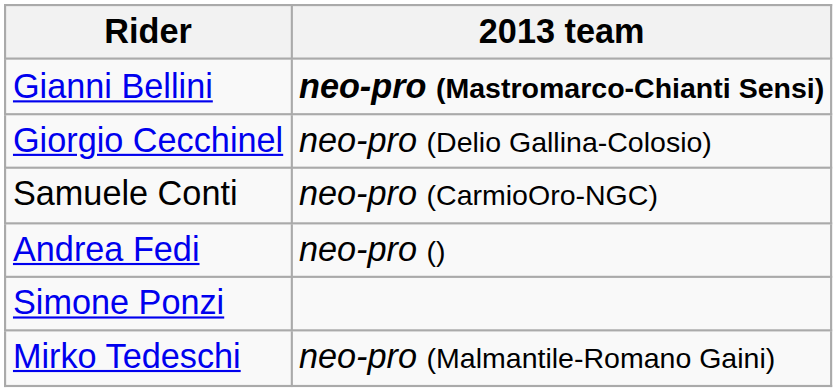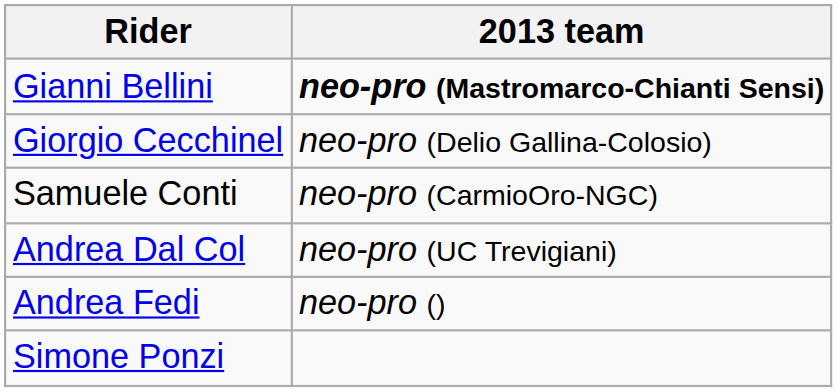+ row: (129, 248)
- row: (127, 357)
